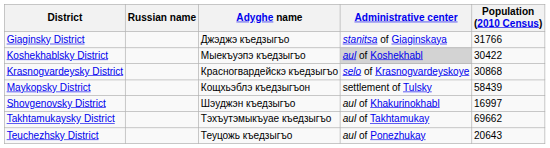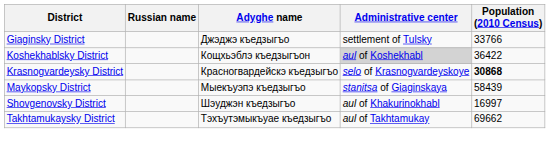(395, 39) stanitsa of Giaginskaya -> (387, 39) settlement of Tulsky
(488, 39) 31766 -> (488, 39) 33766
(253, 55) Мыекъуэпэ къедзыгъо -> (255, 55) Кощхьэблэ къедзыгъон
(488, 55) 30422 -> (488, 55) 36422
(488, 71) normal -> (488, 71) bold
(255, 87) Кощхьэблэ къедзыгъон -> (253, 87) Мыекъуэпэ къедзыгъо
(387, 87) settlement of Tulsky -> (395, 87) stanitsa of Giaginskaya
- row: (53, 135)
